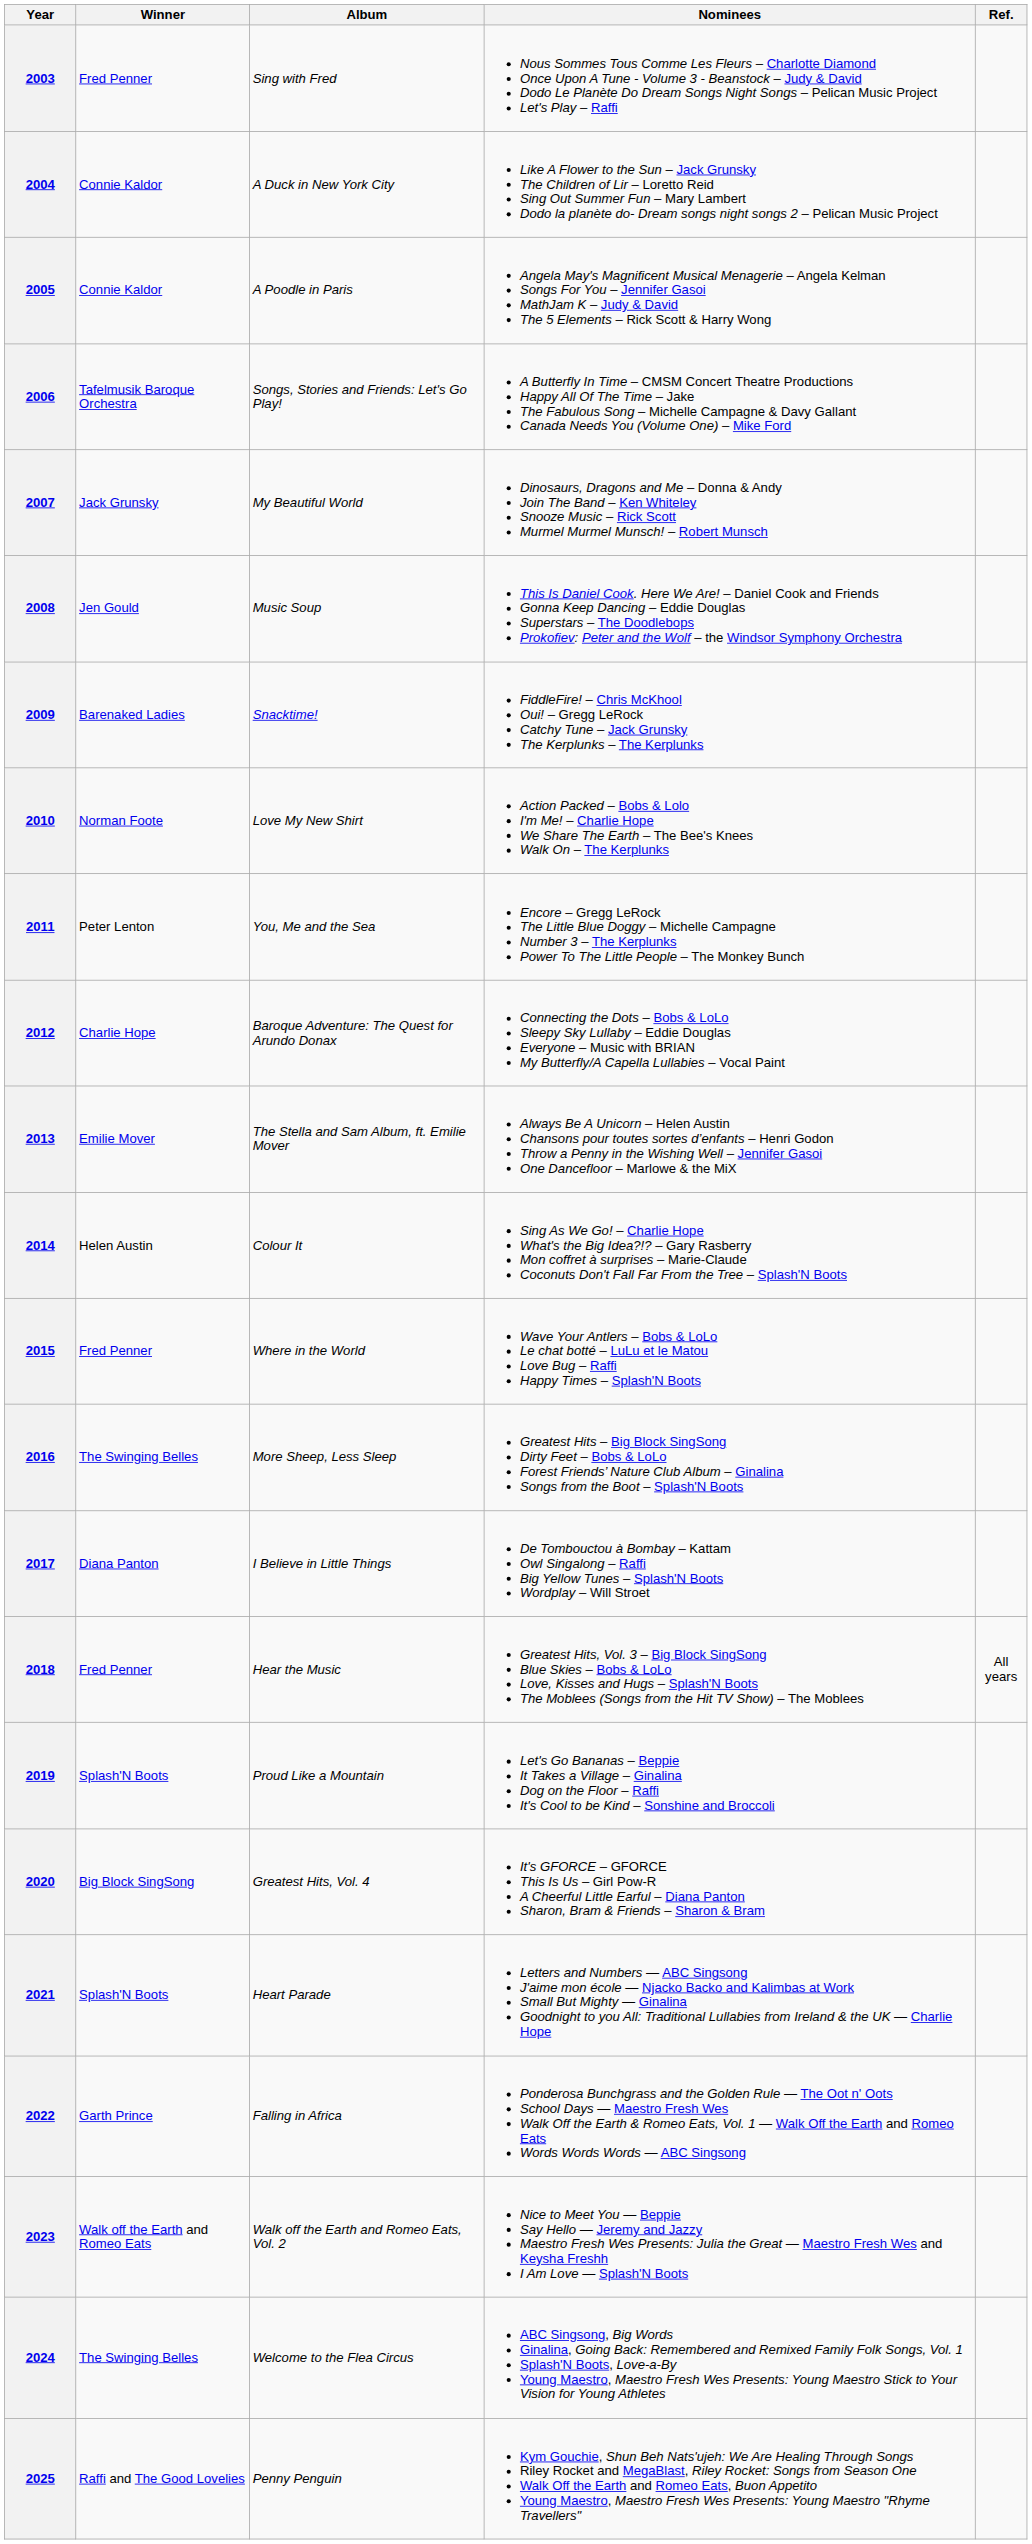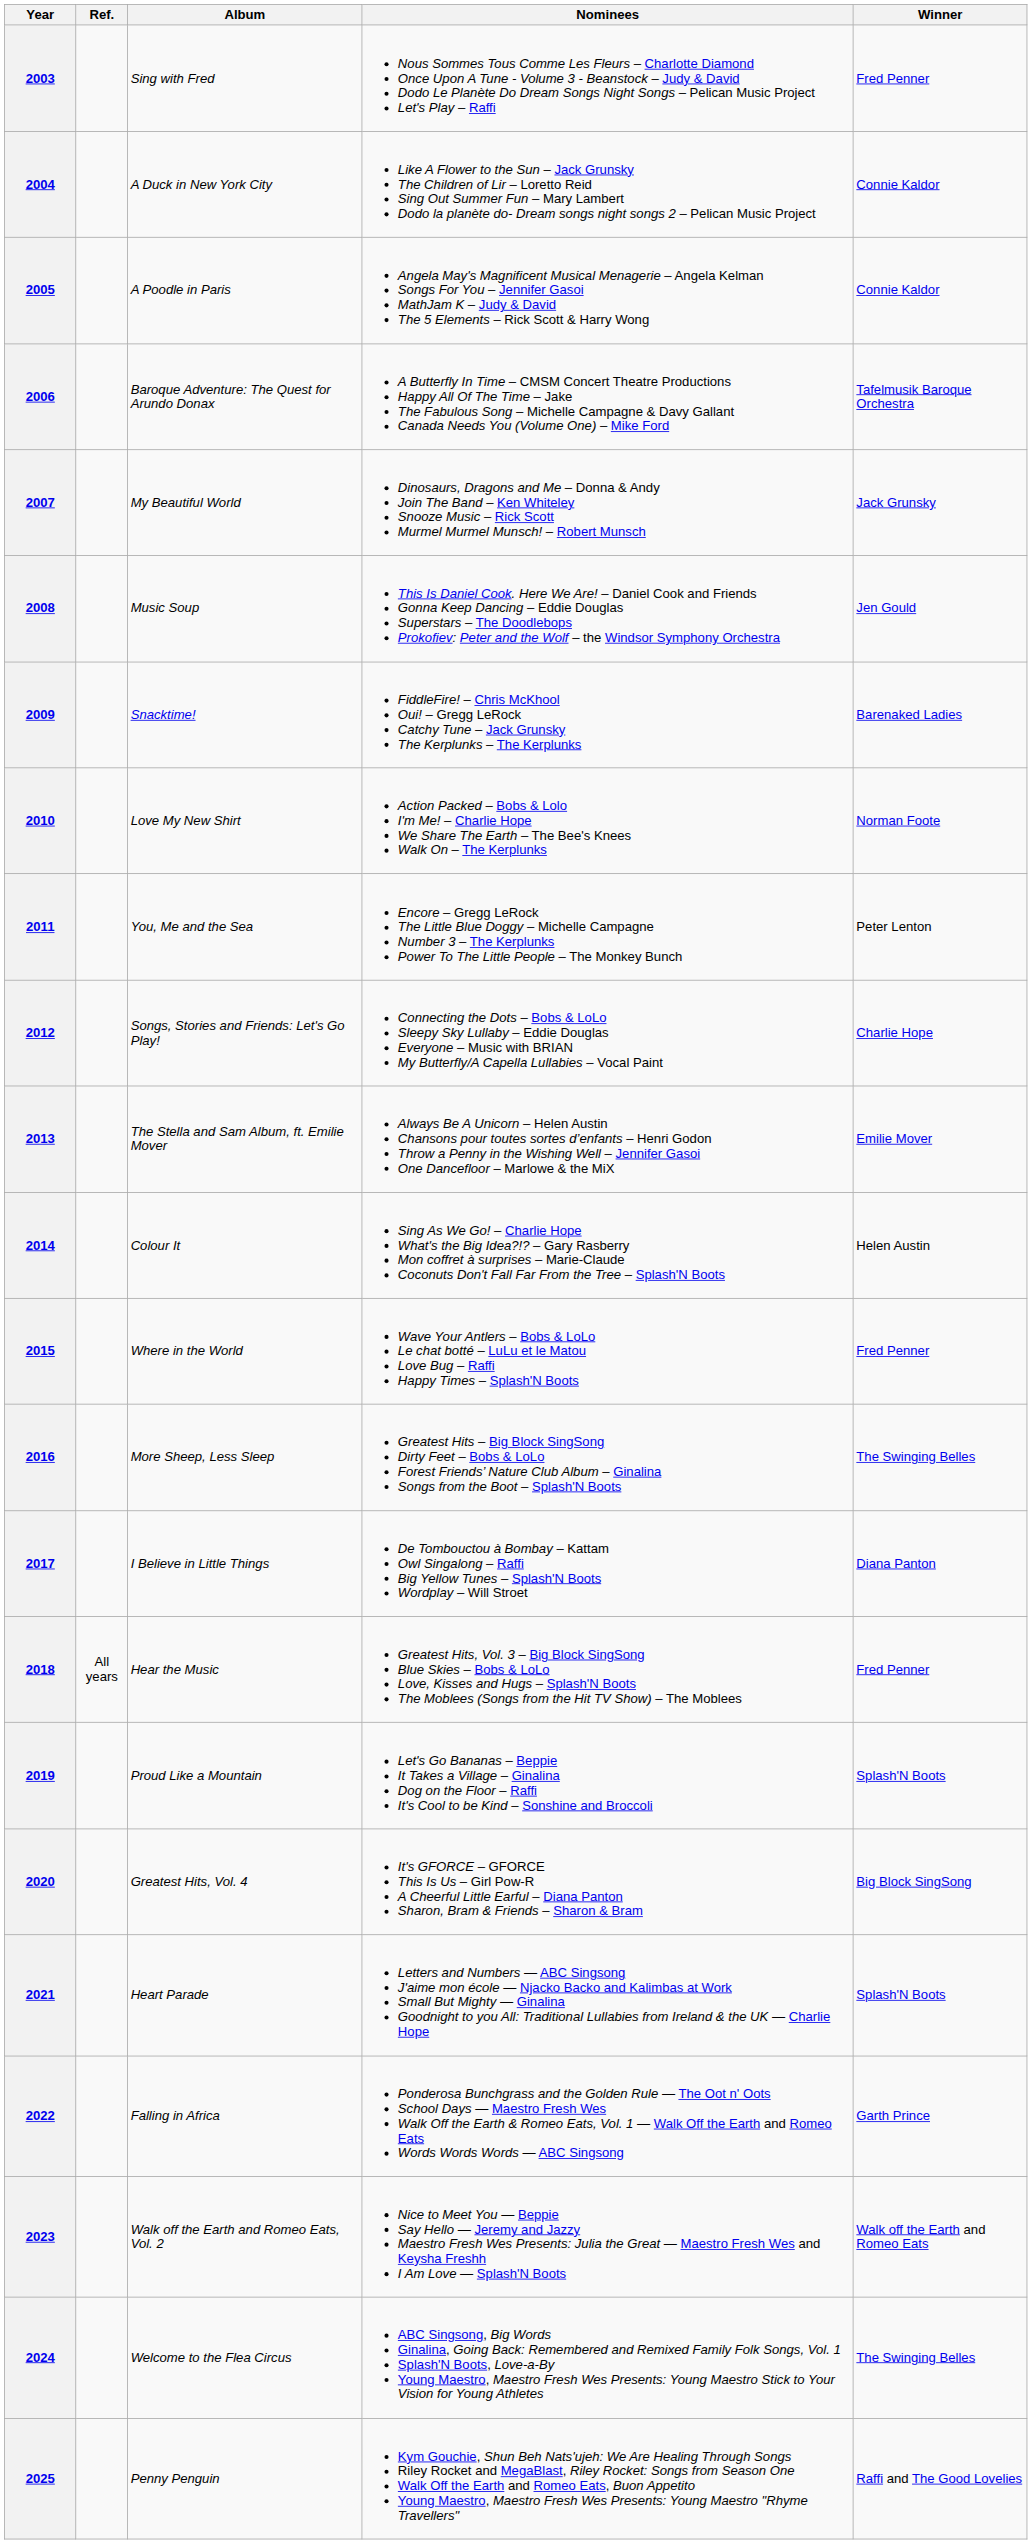columns swapped: (163, 14) <-> (1001, 14)
(360, 396) Songs, Stories and Friends: Let's Go Play! -> (231, 396) Baroque Adventure: The Quest for Arundo Donax
(353, 1033) Baroque Adventure: The Quest for Arundo Donax -> (238, 1033) Songs, Stories and Friends: Let's Go Play!
